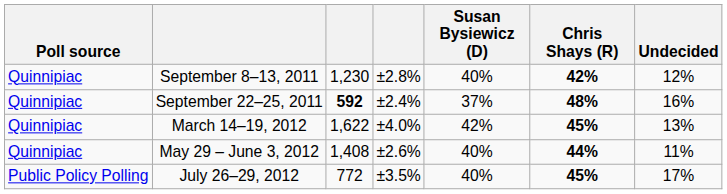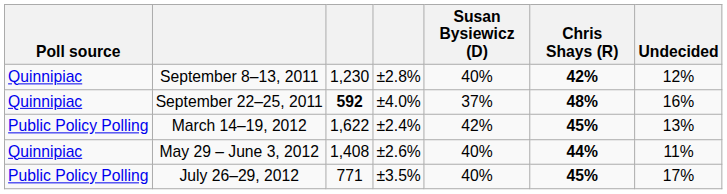(399, 101) ±2.4% -> (399, 101) ±4.0%
(45, 126) Quinnipiac -> (78, 126) Public Policy Polling
(399, 126) ±4.0% -> (399, 126) ±2.4%
(350, 176) 772 -> (350, 176) 771
